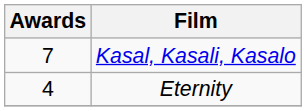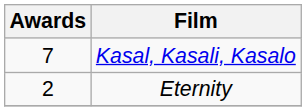(48, 88) 4 -> (48, 88) 2
